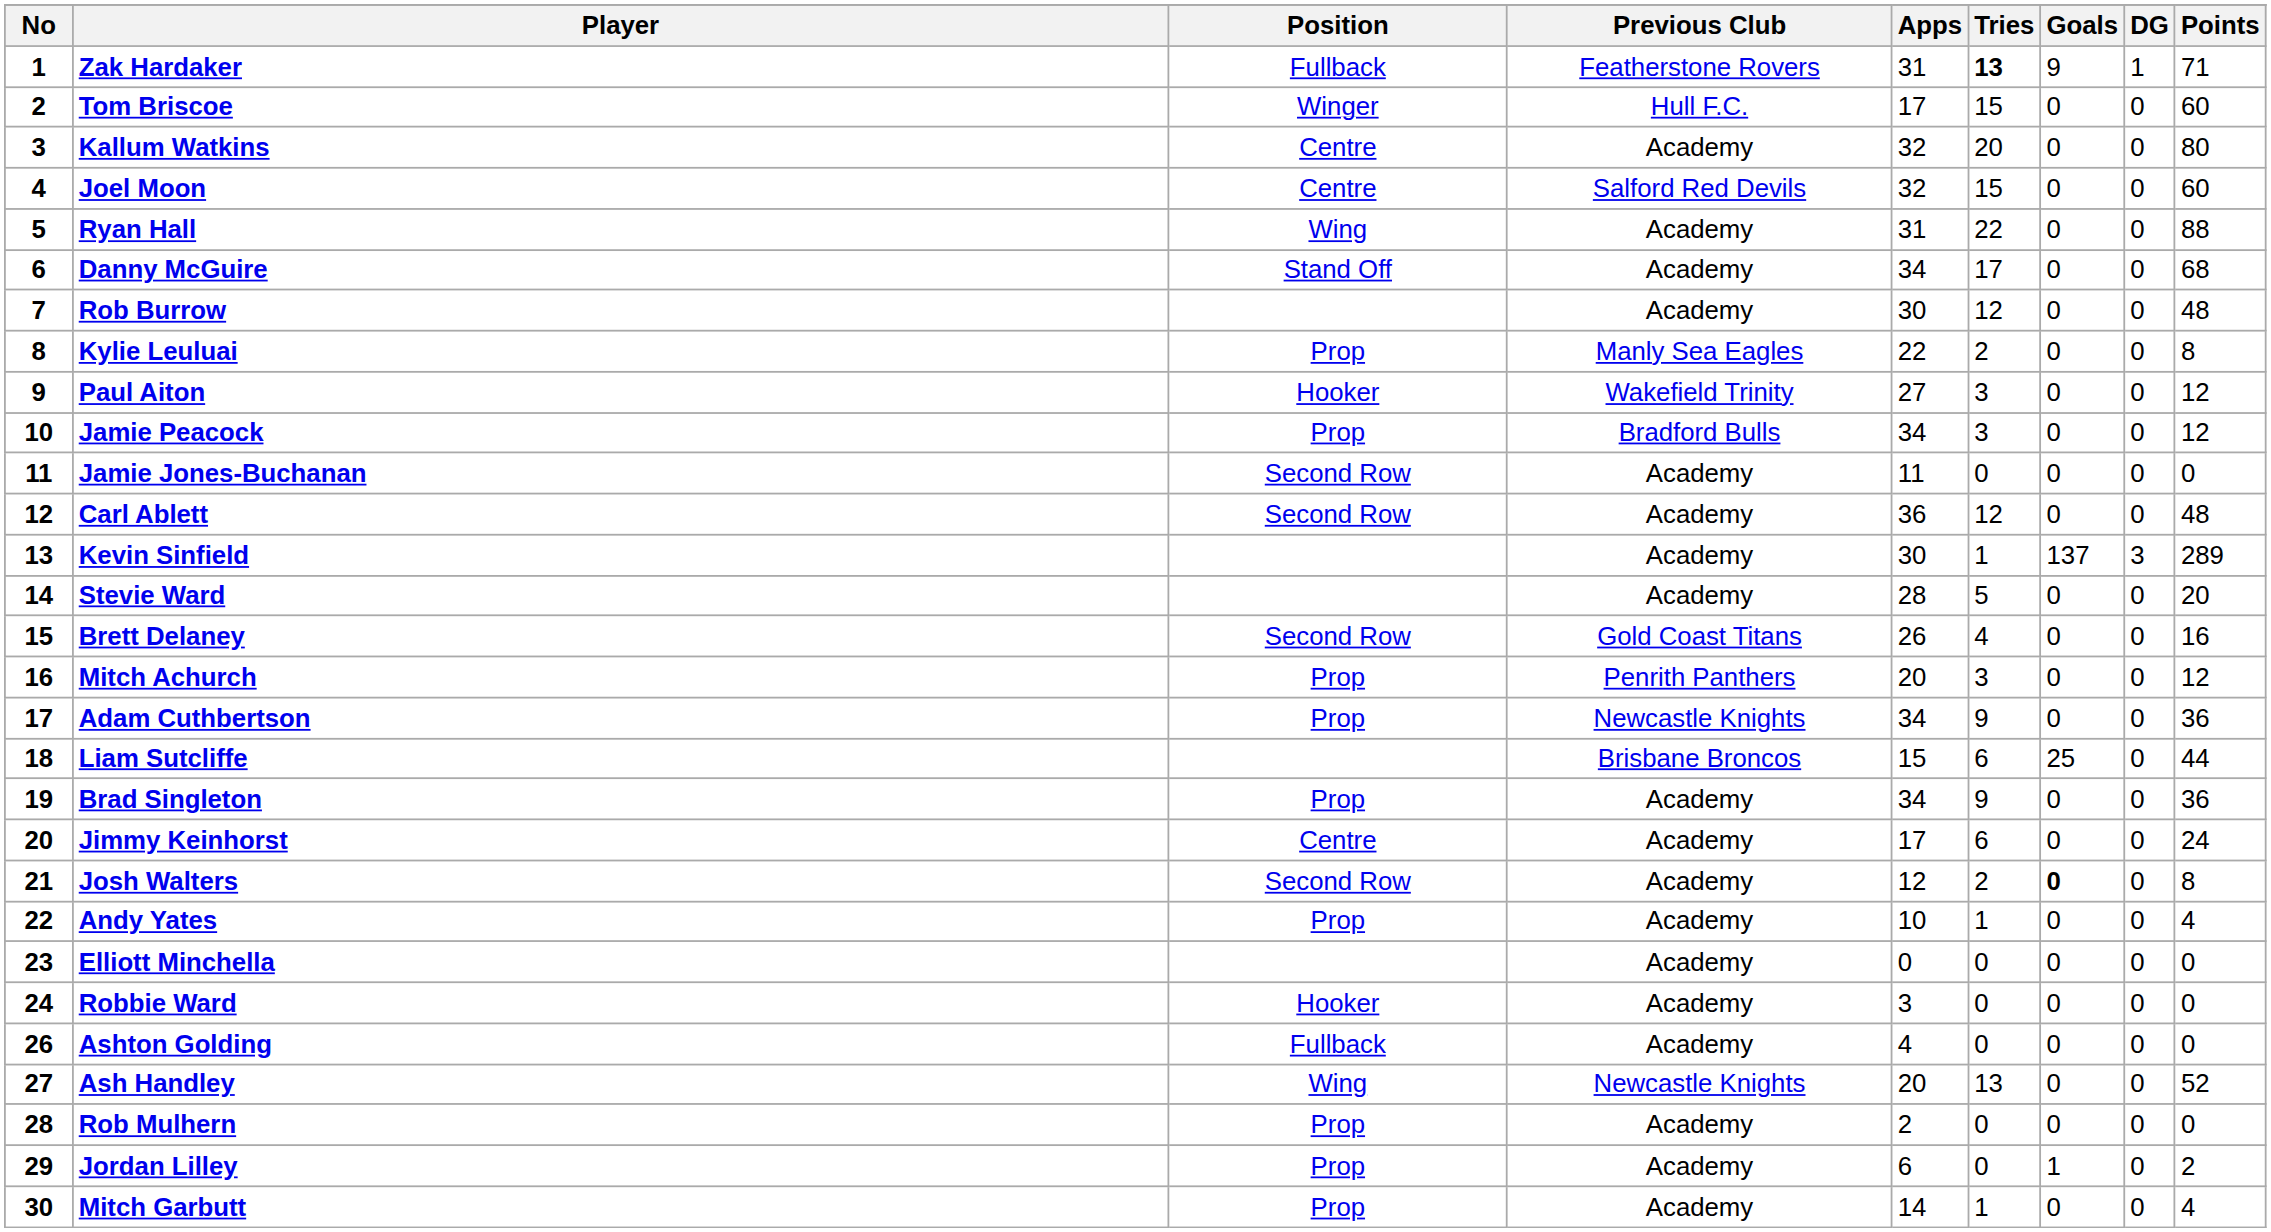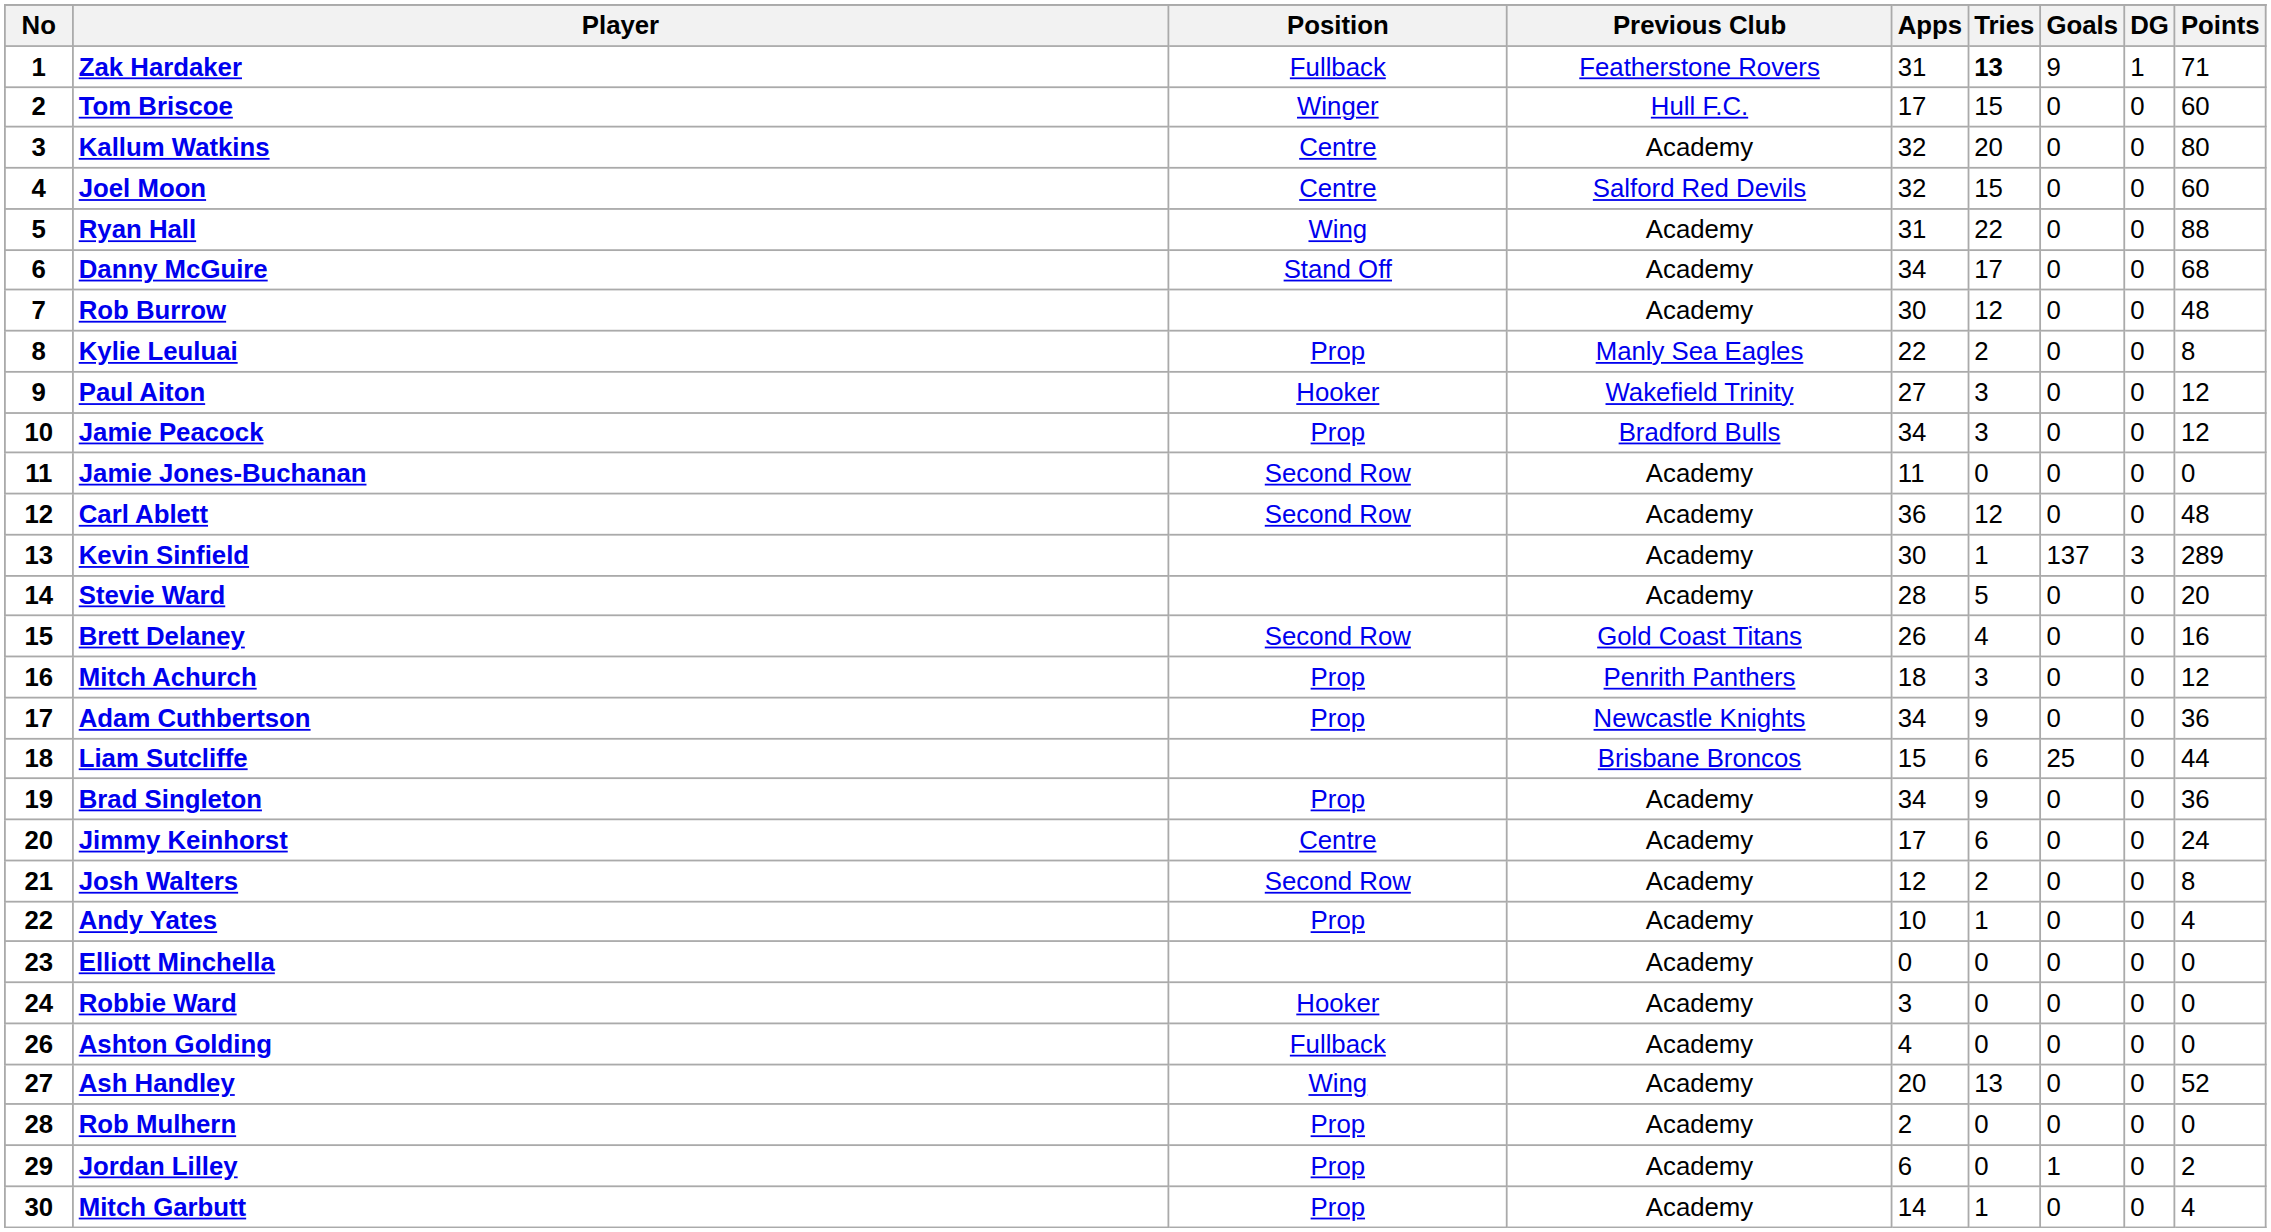(1912, 677) 20 -> (1912, 677) 18
(2054, 881) bold -> (2054, 881) normal
(1700, 1084) Newcastle Knights -> (1700, 1084) Academy
